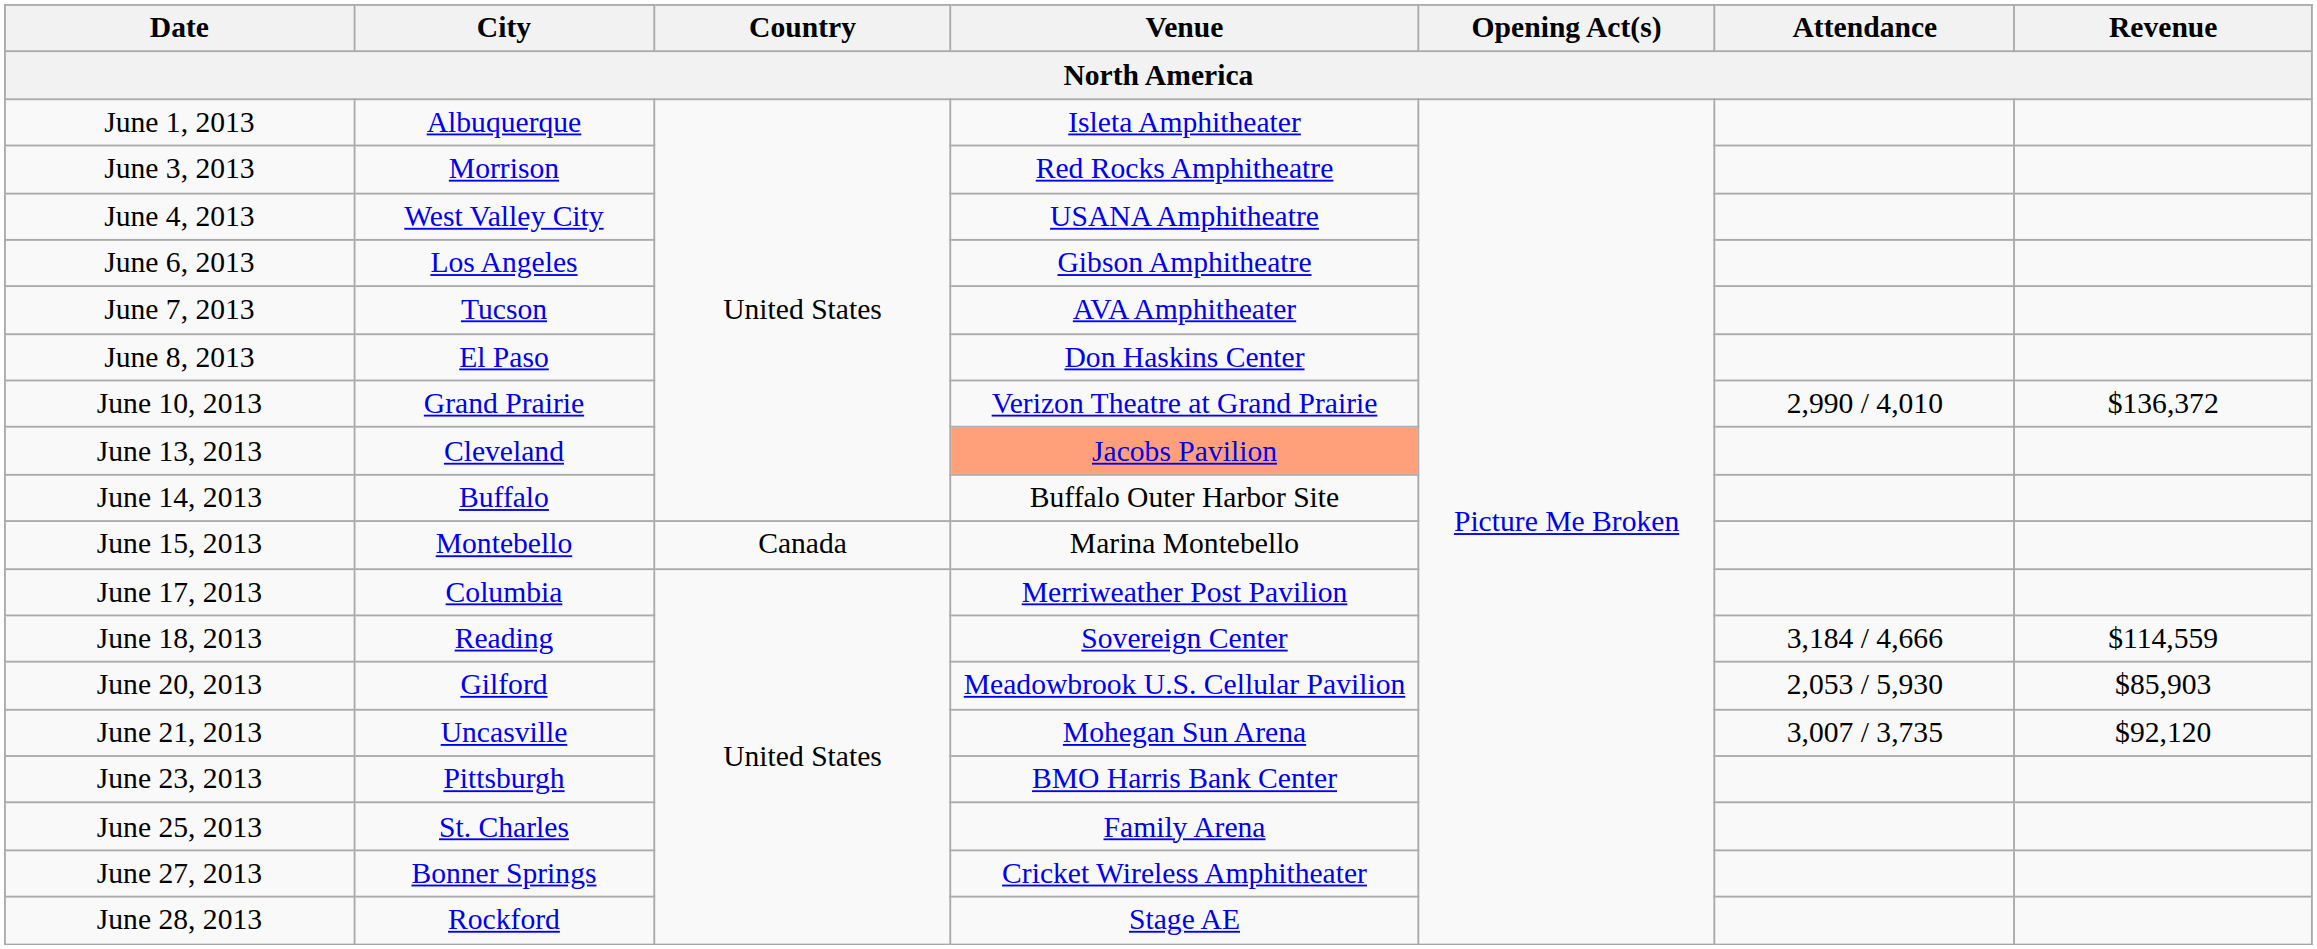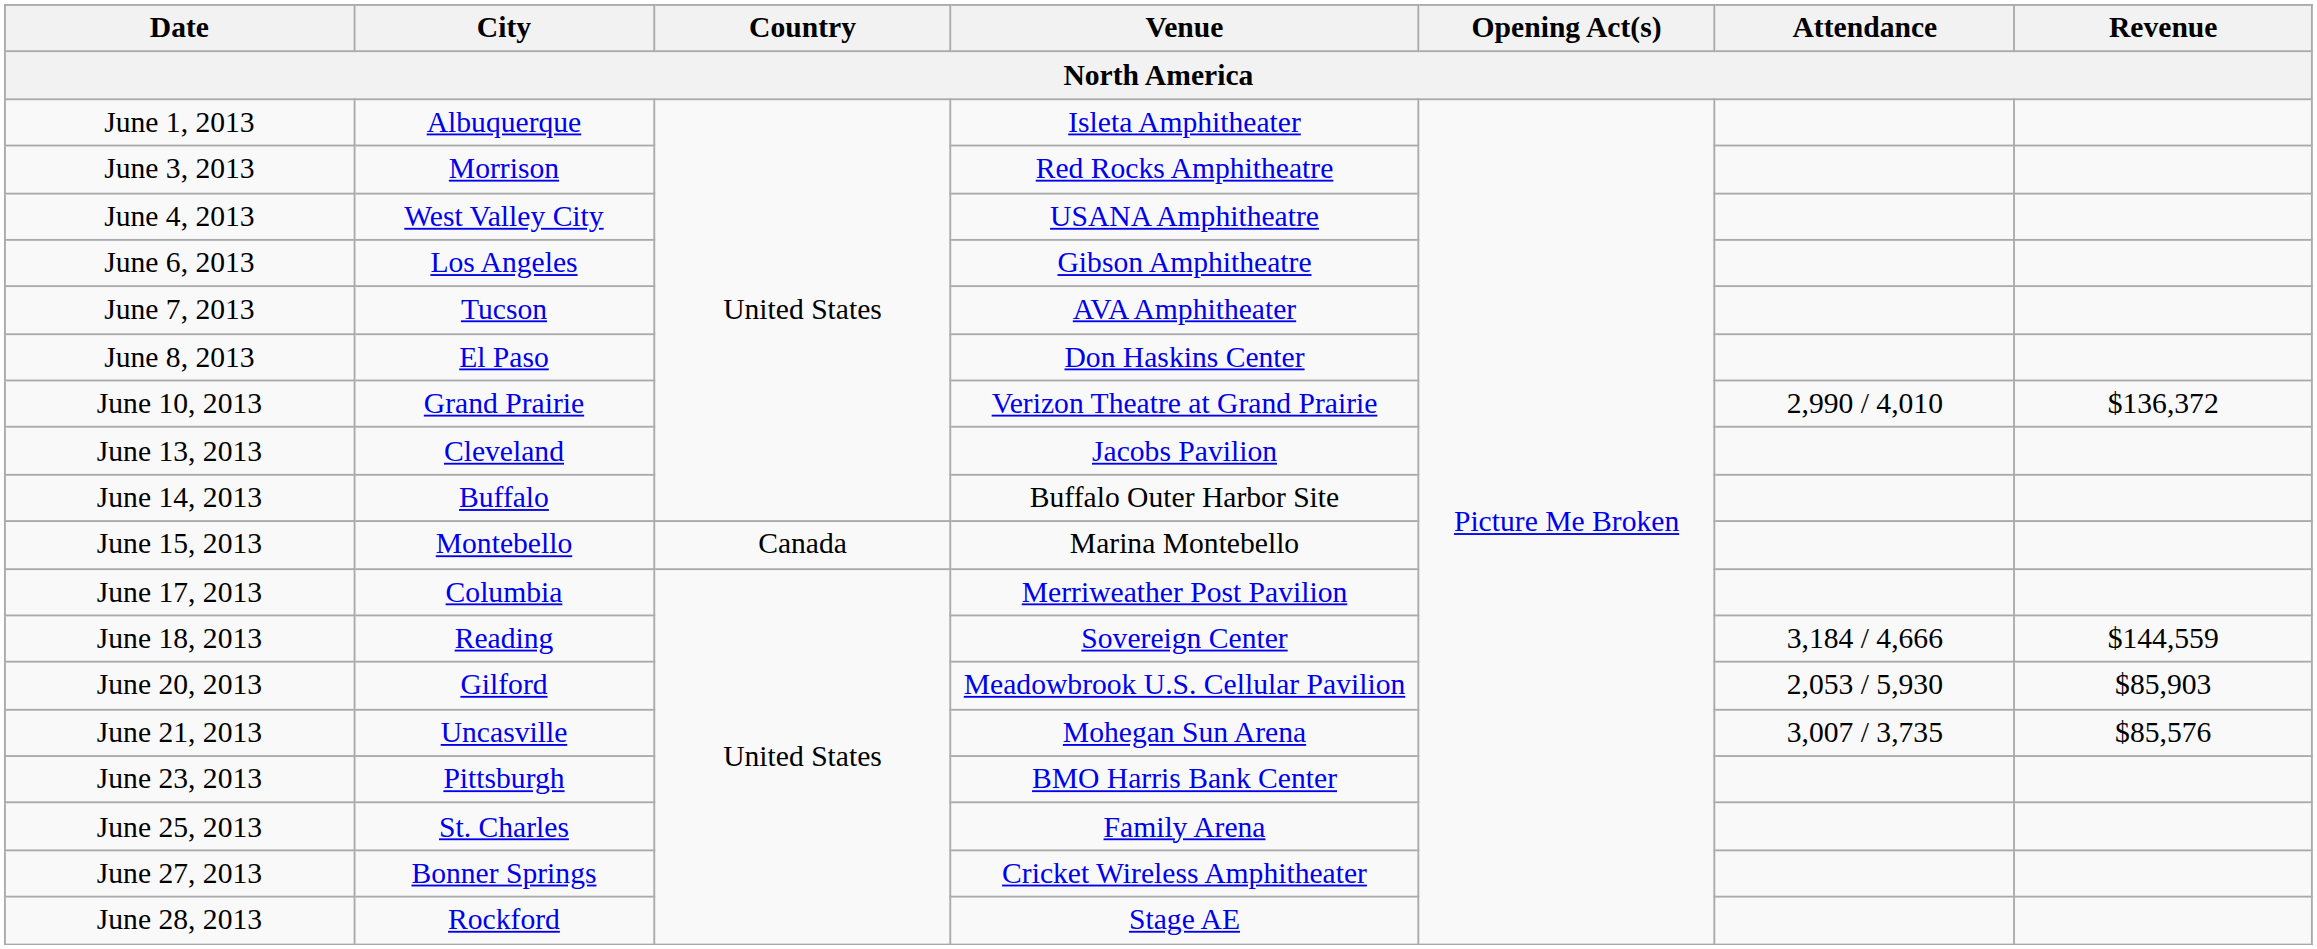(1185, 450) lightsalmon background -> (1185, 450) no background
(2163, 638) $114,559 -> (2163, 638) $144,559
(2163, 732) $92,120 -> (2163, 732) $85,576
